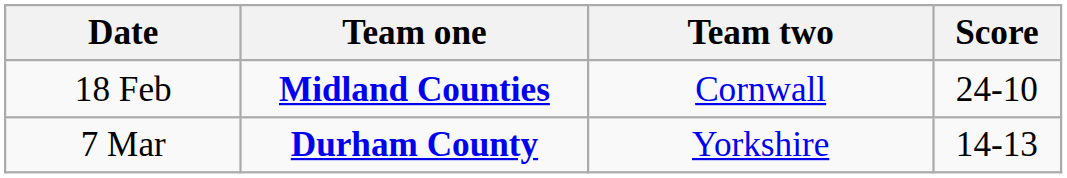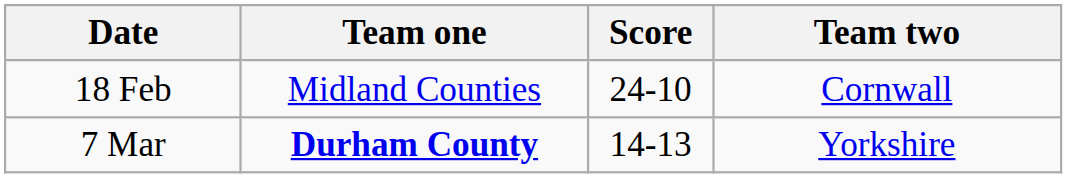columns swapped: (761, 32) <-> (997, 32)
(414, 88) bold -> (414, 88) normal
